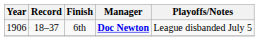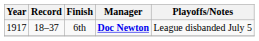(17, 28) 1906 -> (17, 28) 1917
